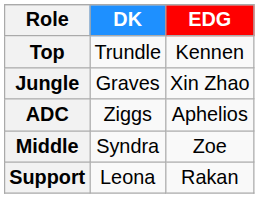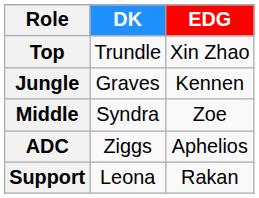(210, 51) Kennen -> (210, 51) Xin Zhao
(210, 83) Xin Zhao -> (210, 83) Kennen
rows swapped: (47, 146) <-> (47, 114)
